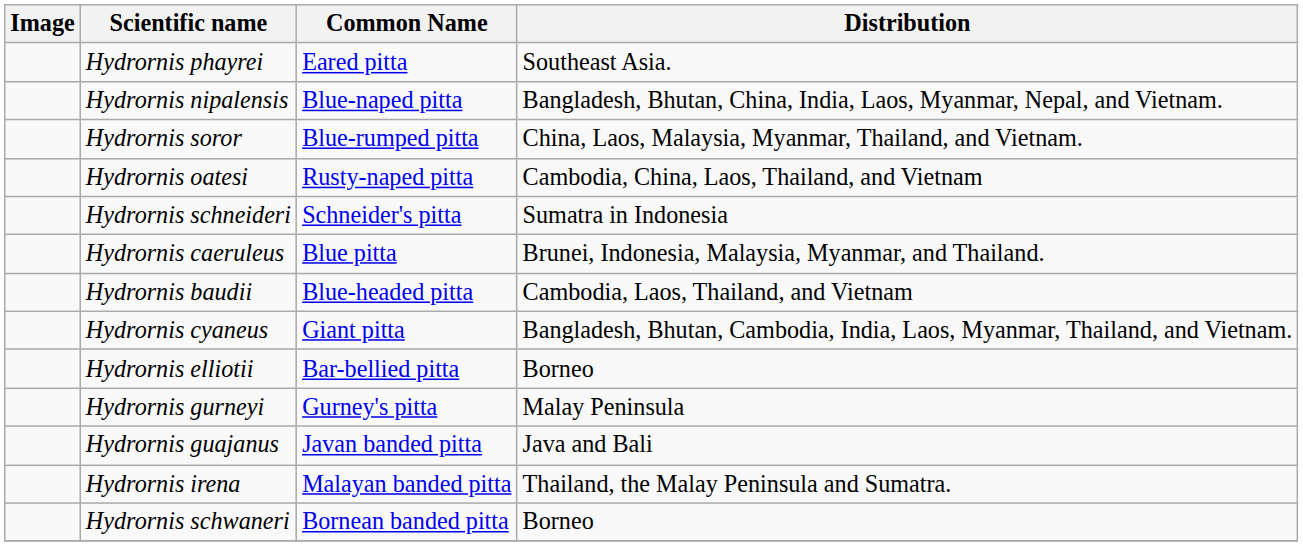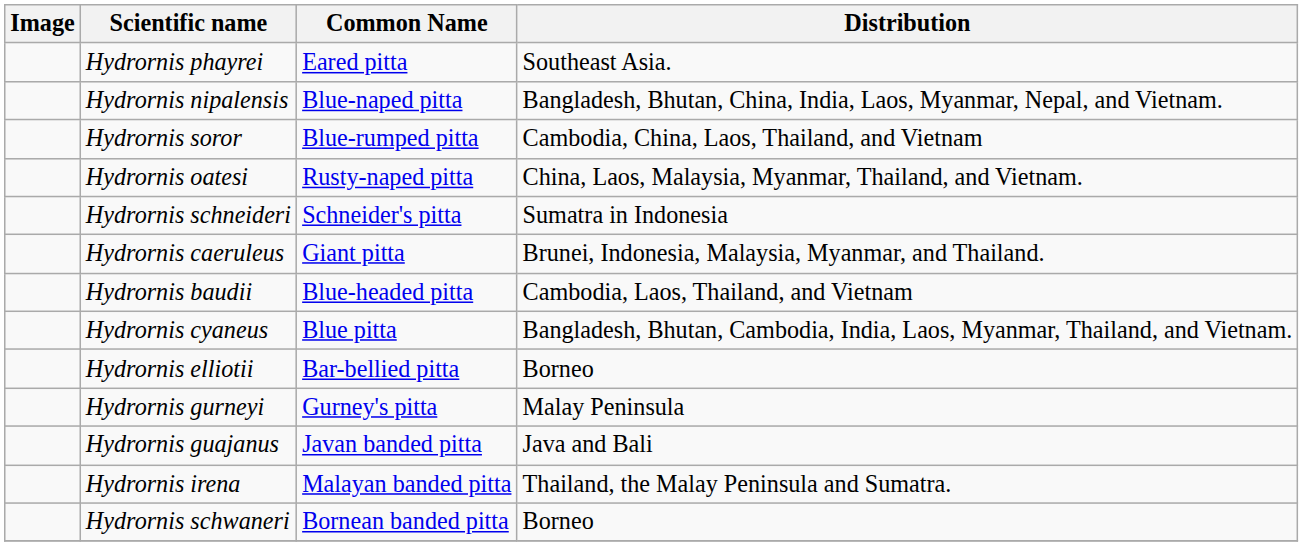(803, 138) China, Laos, Malaysia, Myanmar, Thailand, and Vietnam. -> (753, 138) Cambodia, China, Laos, Thailand, and Vietnam
(753, 176) Cambodia, China, Laos, Thailand, and Vietnam -> (803, 176) China, Laos, Malaysia, Myanmar, Thailand, and Vietnam.
(349, 253) Blue pitta -> (353, 253) Giant pitta
(353, 330) Giant pitta -> (349, 330) Blue pitta
